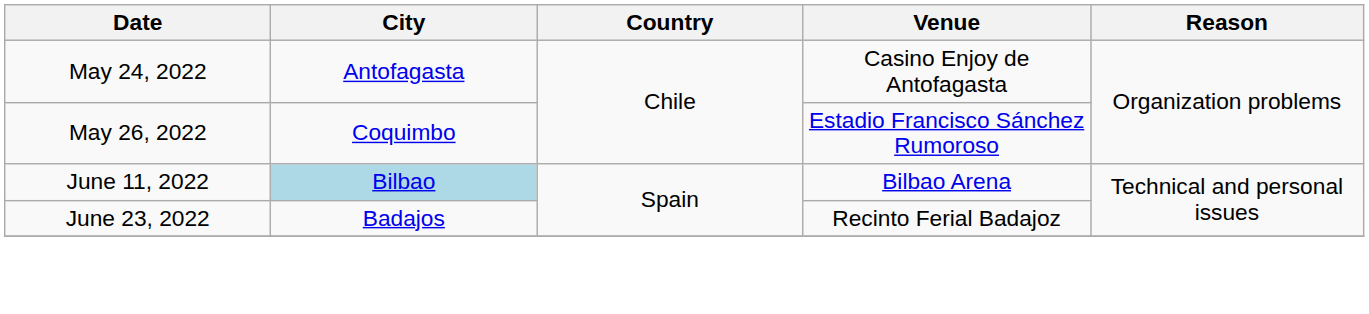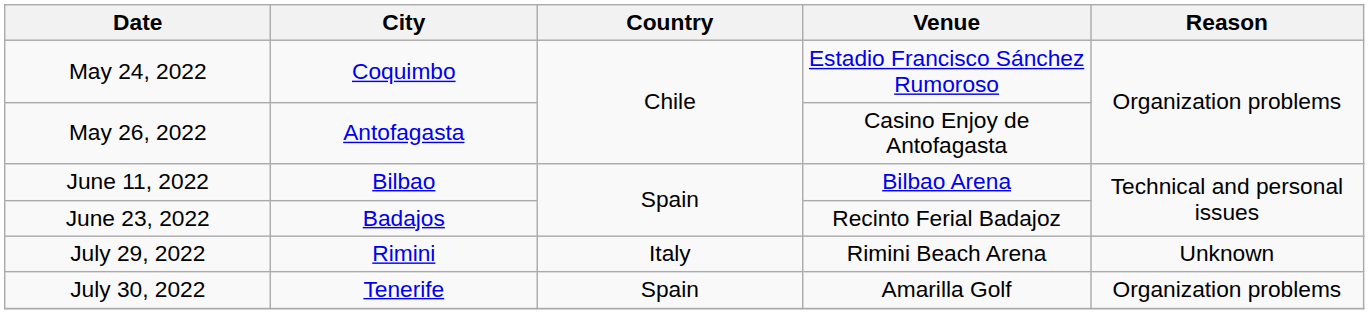(404, 71) Antofagasta -> (404, 71) Coquimbo
(947, 71) Casino Enjoy de Antofagasta -> (947, 71) Estadio Francisco Sánchez Rumoroso
(404, 132) Coquimbo -> (404, 132) Antofagasta
(947, 132) Estadio Francisco Sánchez Rumoroso -> (947, 132) Casino Enjoy de Antofagasta
(404, 181) lightblue background -> (404, 181) no background
+ row: (138, 253)
+ row: (138, 289)
